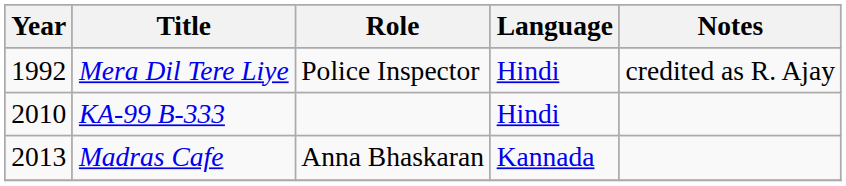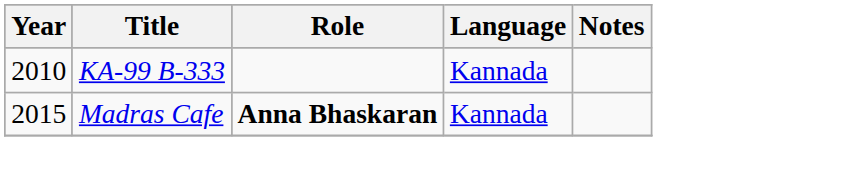- row: (184, 69)
(528, 113) Hindi -> (499, 69) Kannada
(39, 157) 2013 -> (39, 113) 2015
(393, 157) normal -> (337, 113) bold
